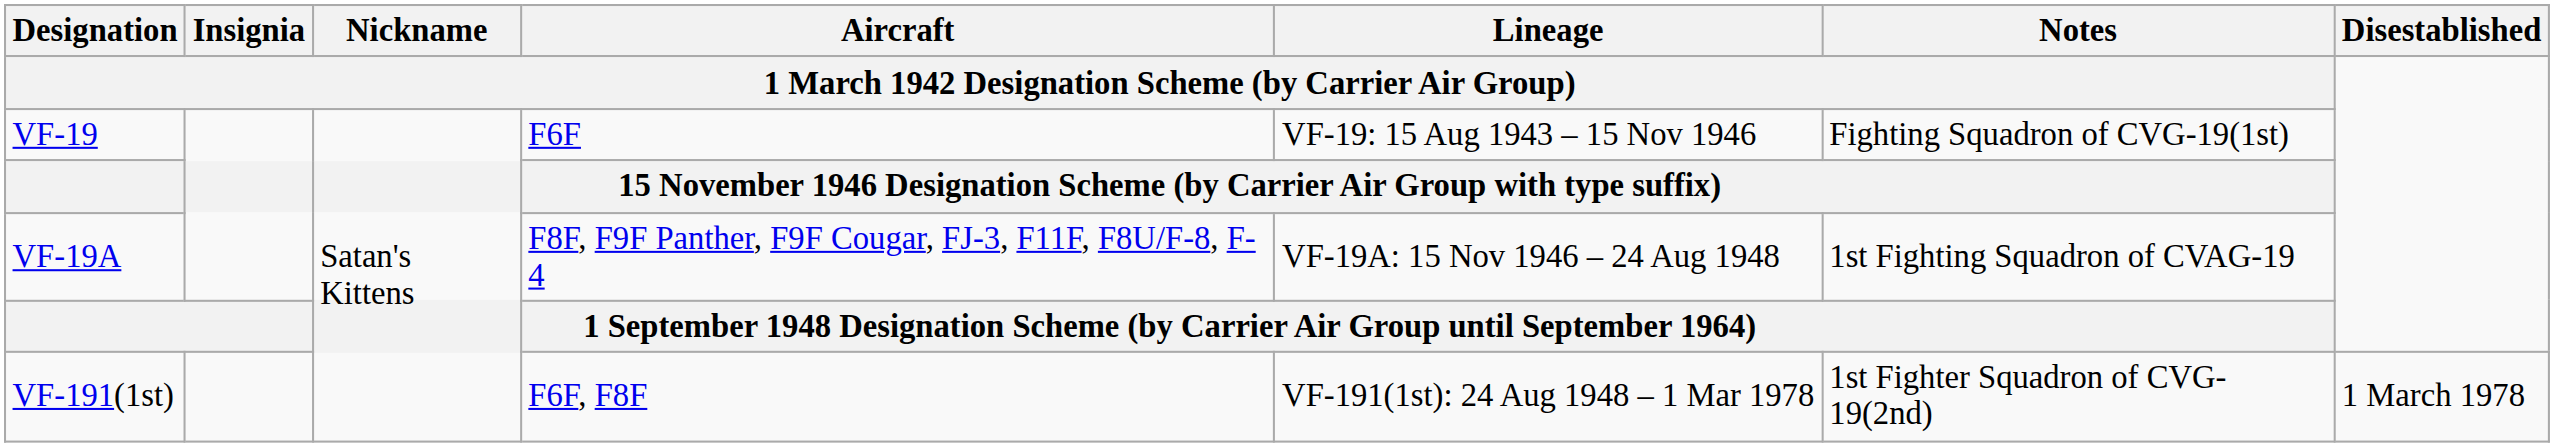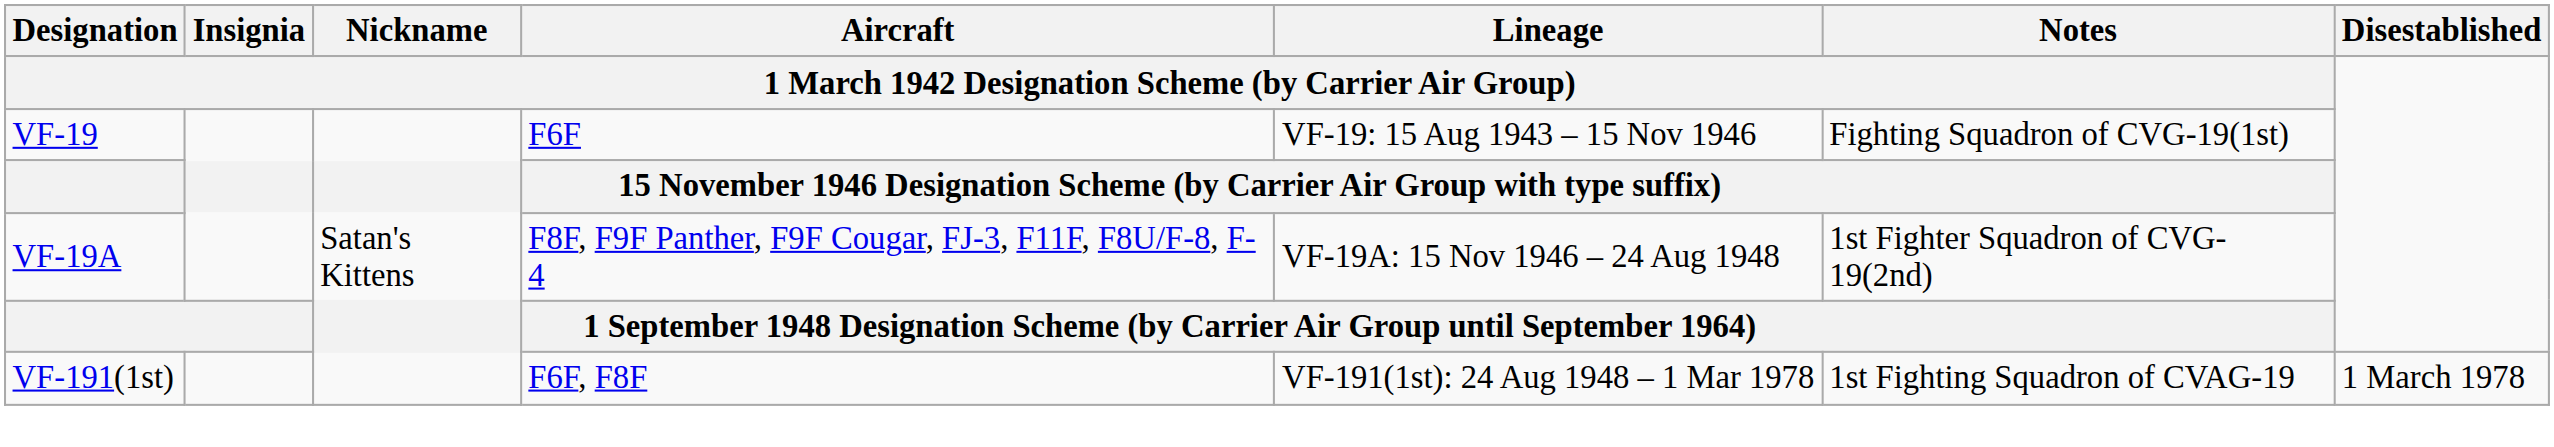(2062, 255) 1st Fighting Squadron of CVAG-19 -> (2028, 255) 1st Fighter Squadron of CVG-19(2nd)
(2028, 396) 1st Fighter Squadron of CVG-19(2nd) -> (2062, 377) 1st Fighting Squadron of CVAG-19
